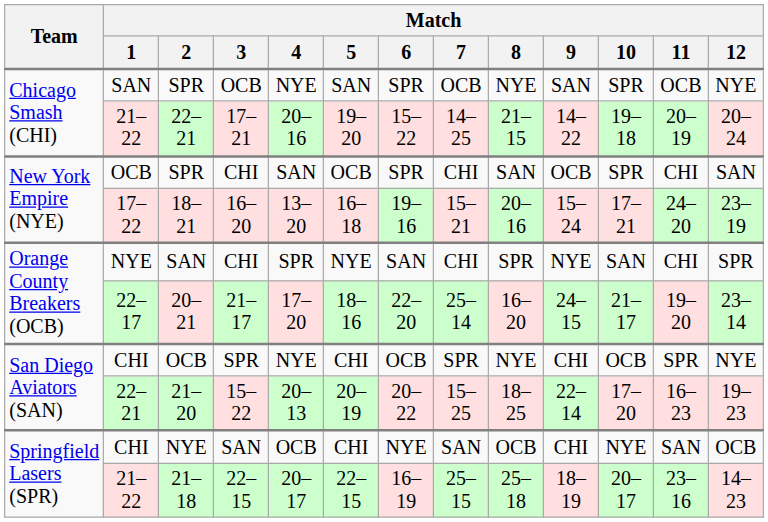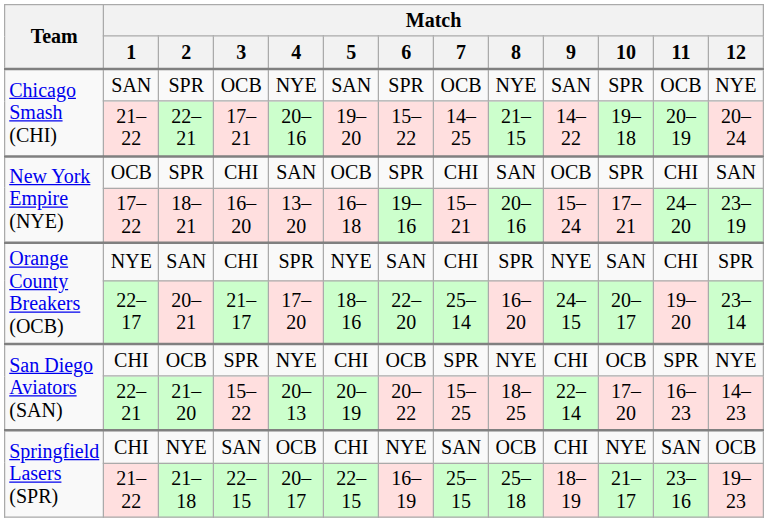(626, 311) 21–17 -> (626, 311) 20–17
(736, 402) 19–23 -> (736, 402) 14–23
(626, 490) 20–17 -> (626, 490) 21–17
(736, 490) 14–23 -> (736, 490) 19–23
